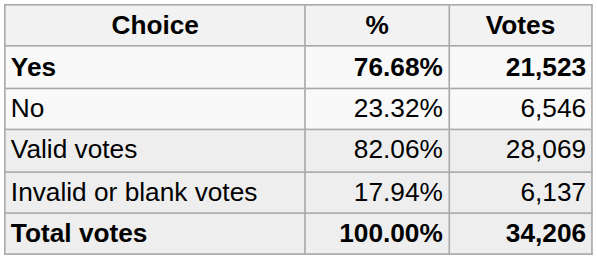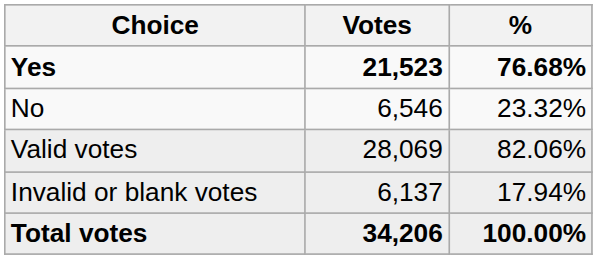columns swapped: (520, 25) <-> (377, 25)
